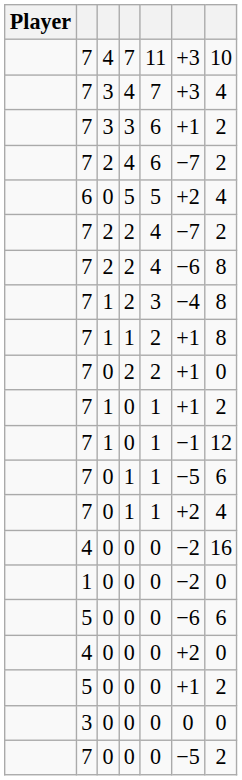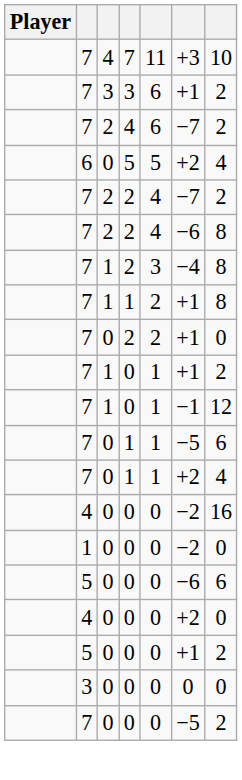- row: (108, 92)
